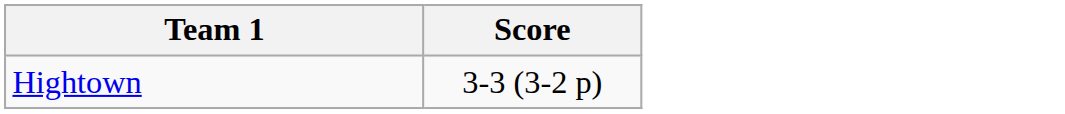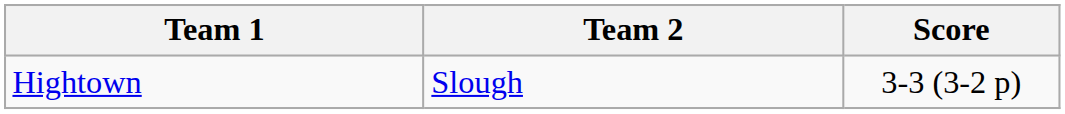+ column: (633, 30)
